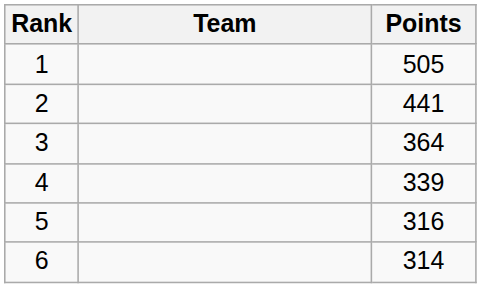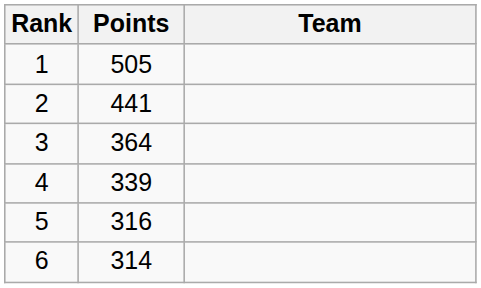columns swapped: (225, 24) <-> (424, 24)
